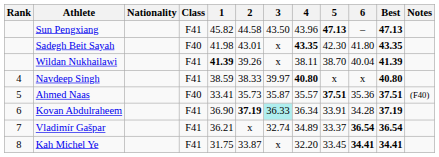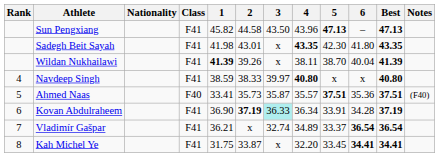(193, 45) F40 -> (193, 45) F41
